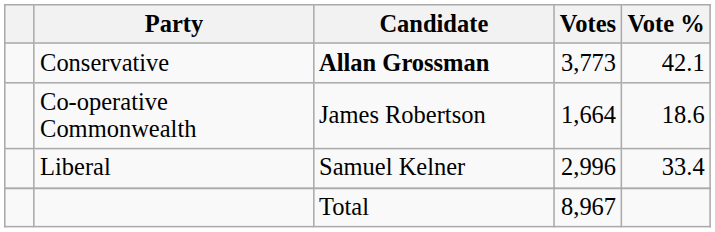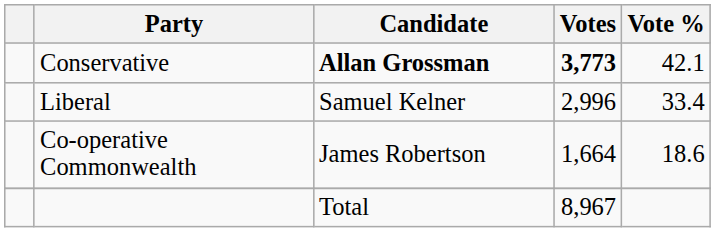(589, 62) normal -> (589, 62) bold
rows swapped: (75, 167) <-> (118, 115)
